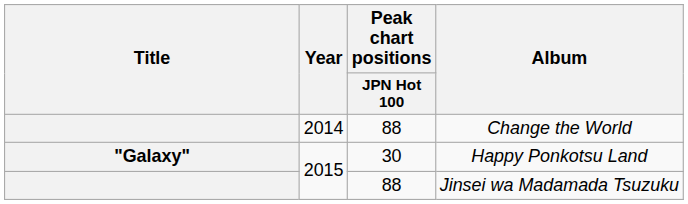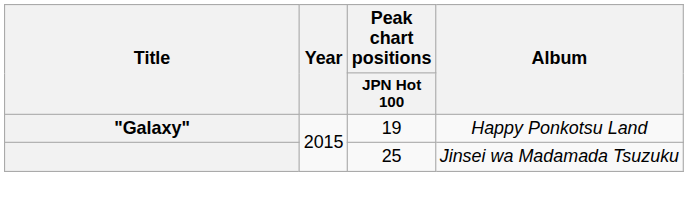- row: (559, 128)
(392, 156) 30 -> (392, 128) 19
(392, 185) 88 -> (392, 156) 25
